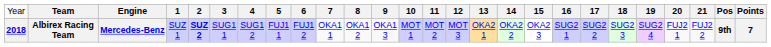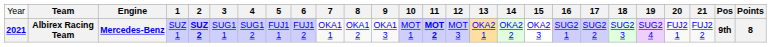(16, 30) 2018 -> (16, 30) 2021
(434, 30) normal -> (434, 30) bold
(750, 30) 7 -> (750, 30) 8
